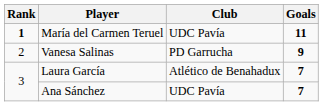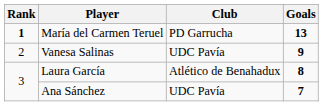(197, 33) UDC Pavía -> (201, 33) PD Garrucha
(301, 33) 11 -> (301, 33) 13
(201, 52) PD Garrucha -> (197, 52) UDC Pavía
(301, 71) 7 -> (301, 71) 8
